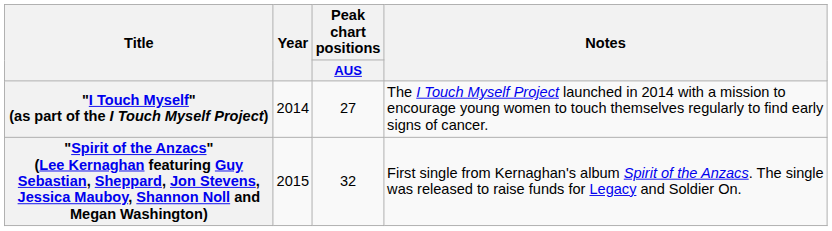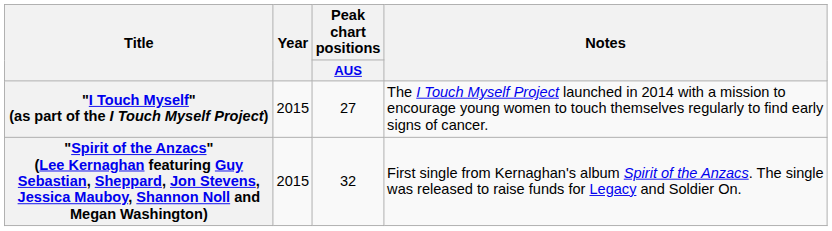(293, 108) 2014 -> (293, 108) 2015
